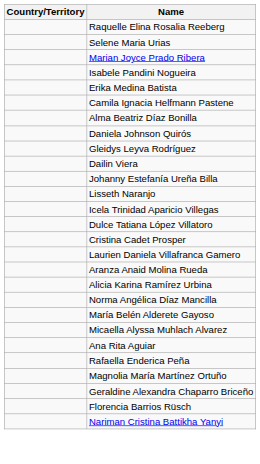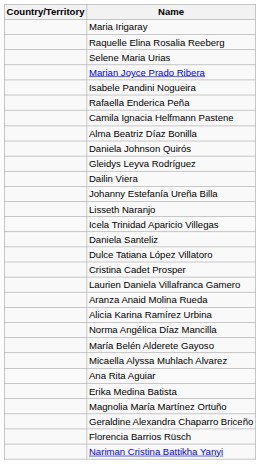+ row: (118, 27)
rows swapped: (139, 361) <-> (133, 88)
+ row: (124, 239)
